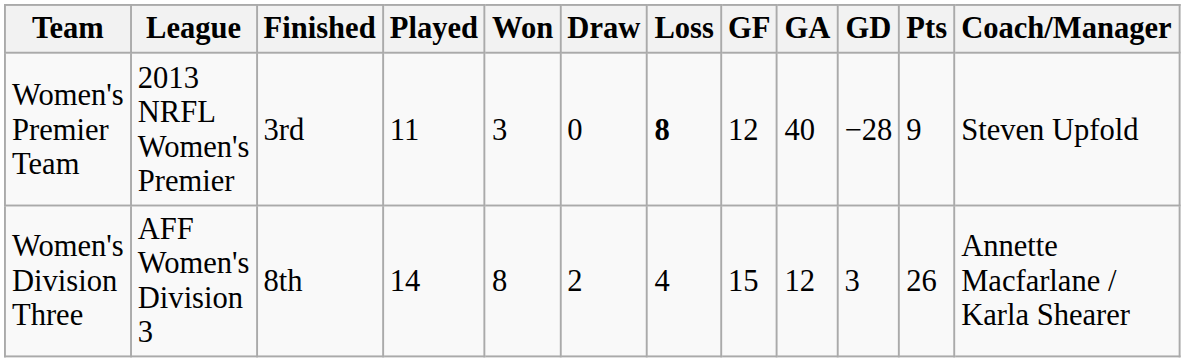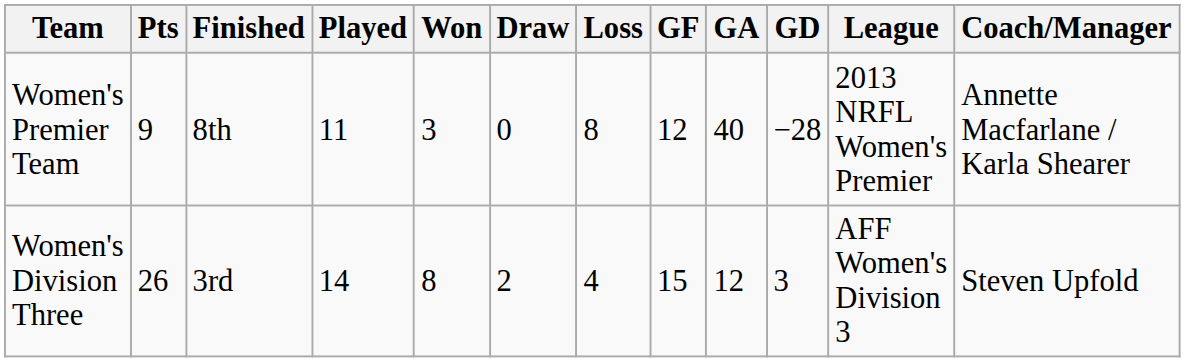columns swapped: (194, 28) <-> (927, 28)
(284, 128) 3rd -> (212, 128) 8th
(662, 128) bold -> (591, 128) normal
(1050, 128) Steven Upfold -> (1046, 128) Annette Macfarlane / Karla Shearer
(283, 280) 8th -> (213, 280) 3rd
(1046, 280) Annette Macfarlane / Karla Shearer -> (1050, 280) Steven Upfold
